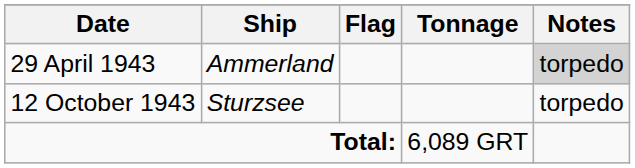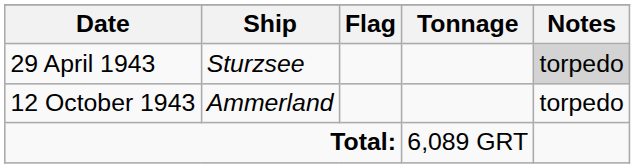(270, 63) Ammerland -> (256, 63) Sturzsee
(256, 102) Sturzsee -> (270, 102) Ammerland
